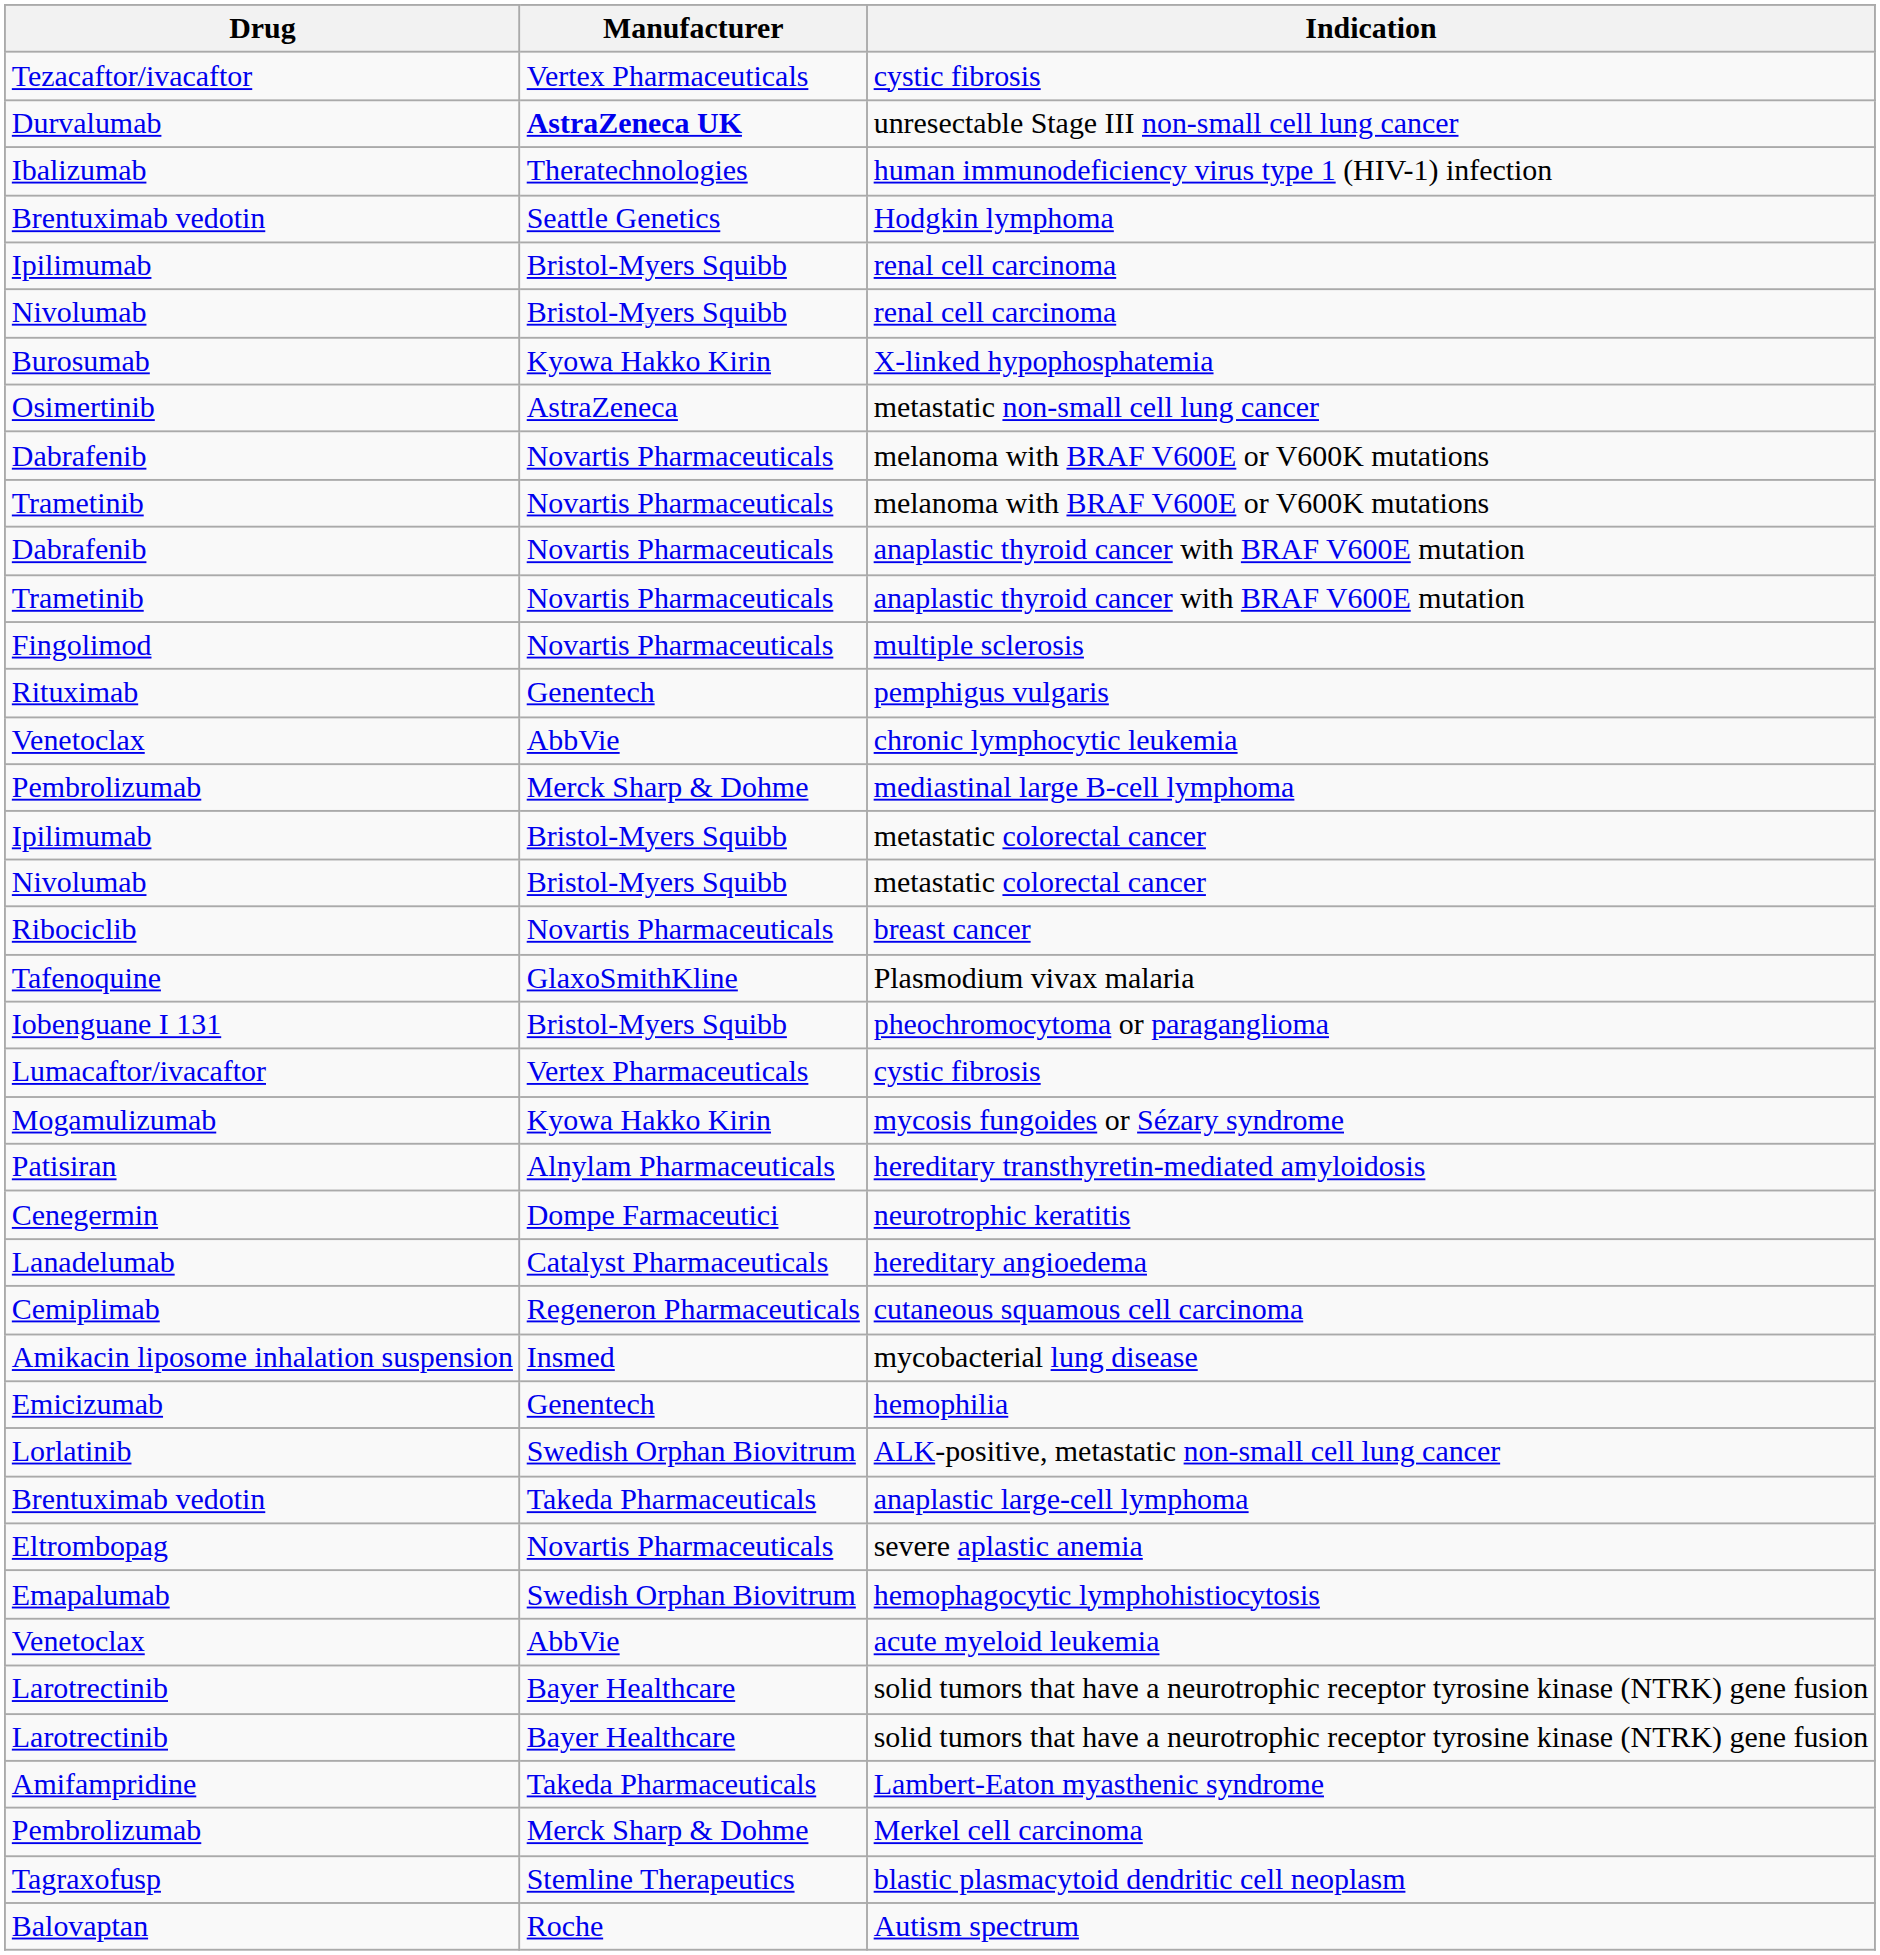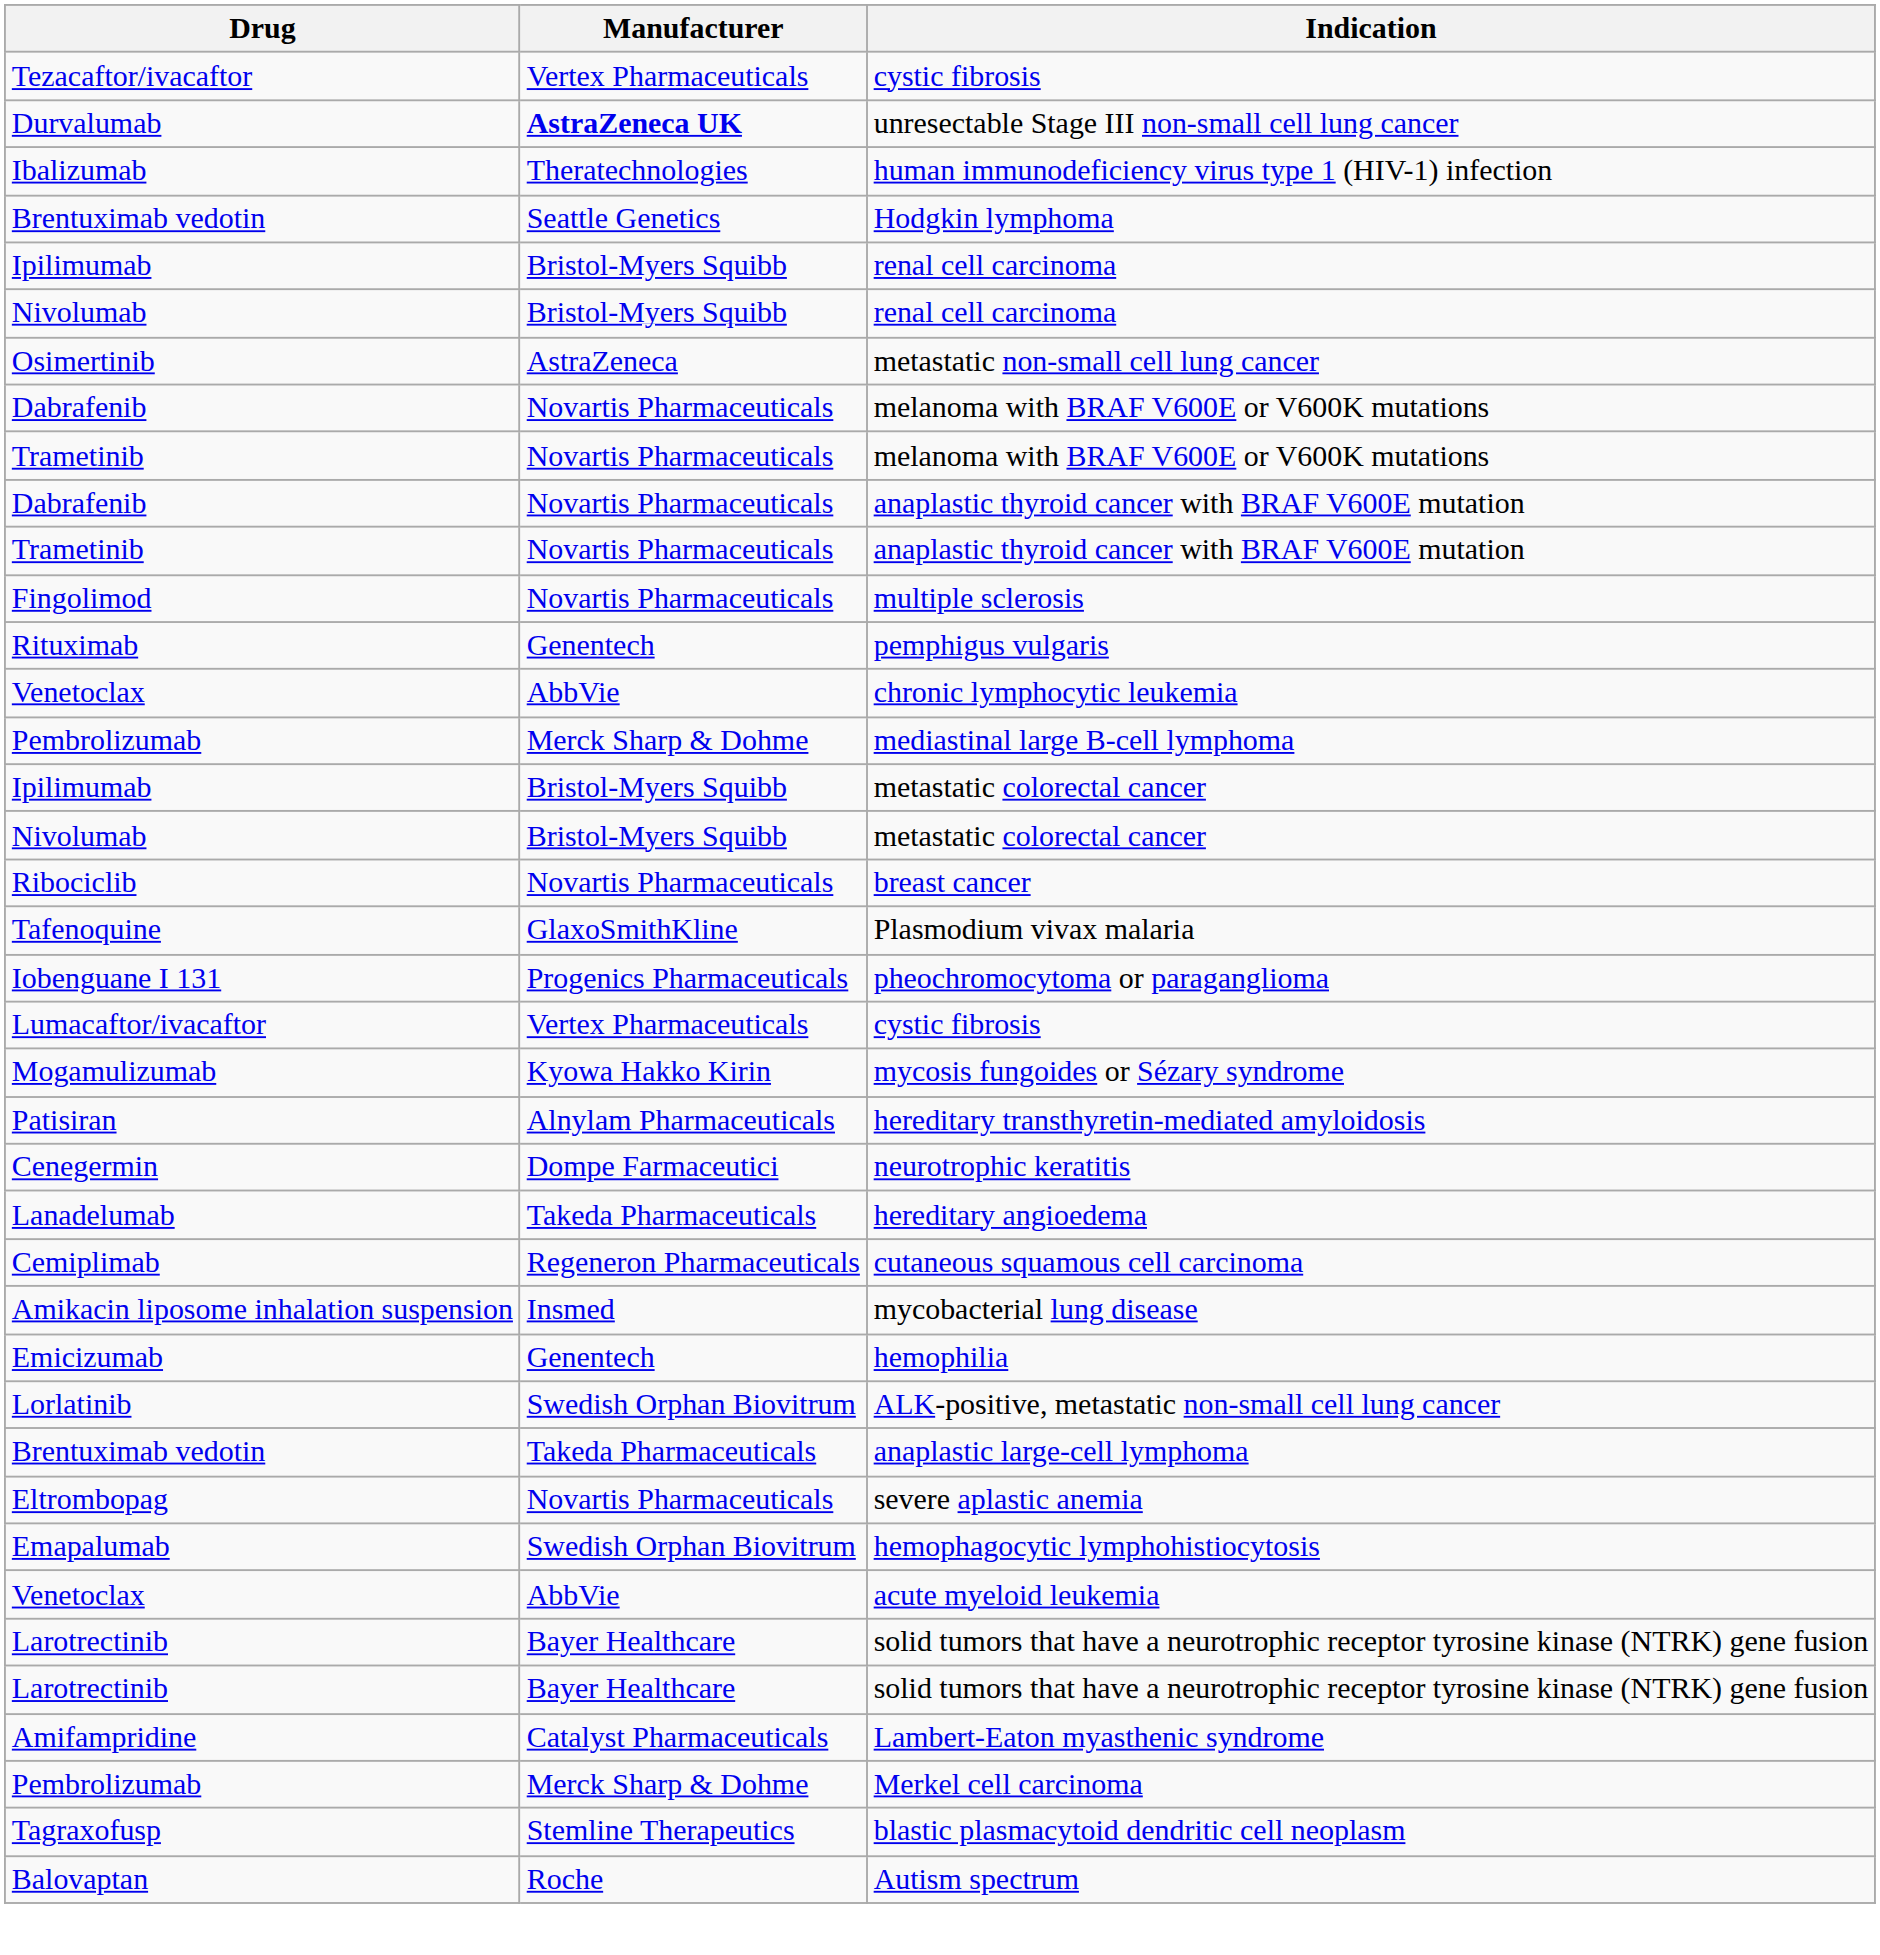- row: (81, 360)
(657, 1024) Bristol-Myers Squibb -> (687, 977) Progenics Pharmaceuticals
(678, 1261) Catalyst Pharmaceuticals -> (671, 1214) Takeda Pharmaceuticals
(671, 1783) Takeda Pharmaceuticals -> (678, 1736) Catalyst Pharmaceuticals
